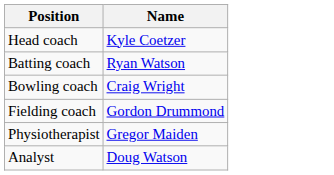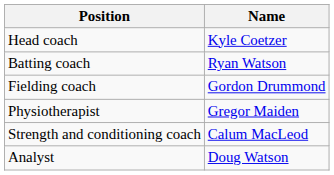- row: (53, 87)
+ row: (104, 134)
